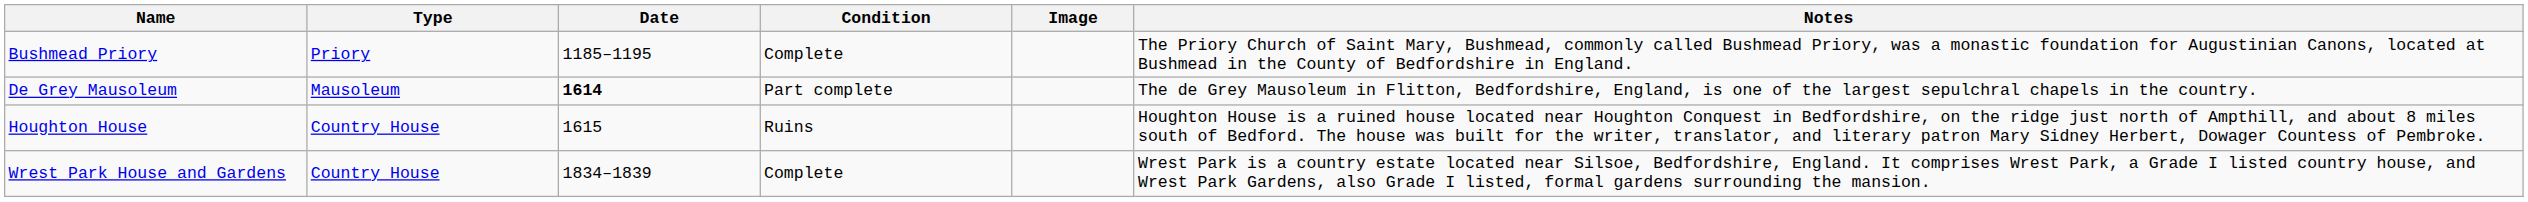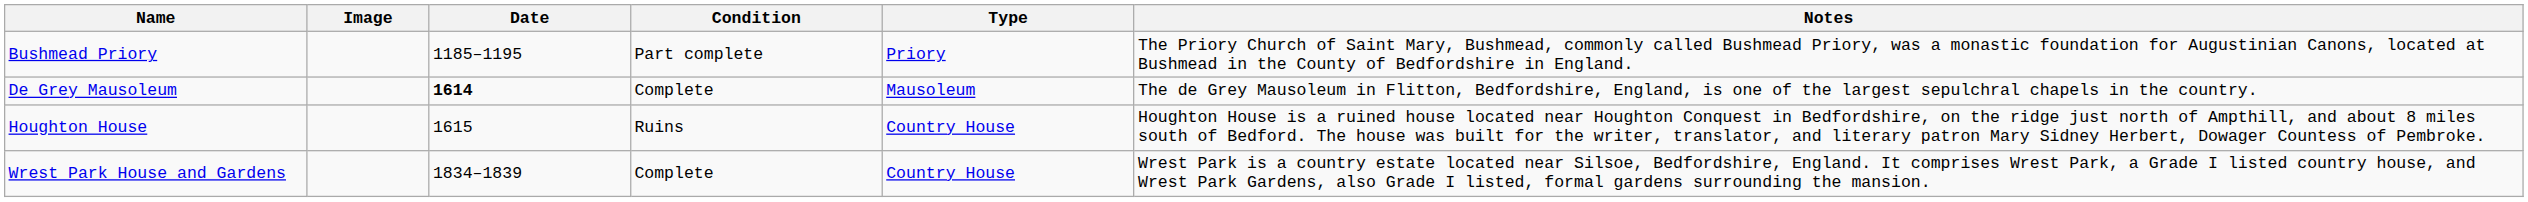columns swapped: (433, 18) <-> (1073, 18)
(804, 55) Complete -> (699, 55) Part complete
(828, 91) Part complete -> (674, 91) Complete
